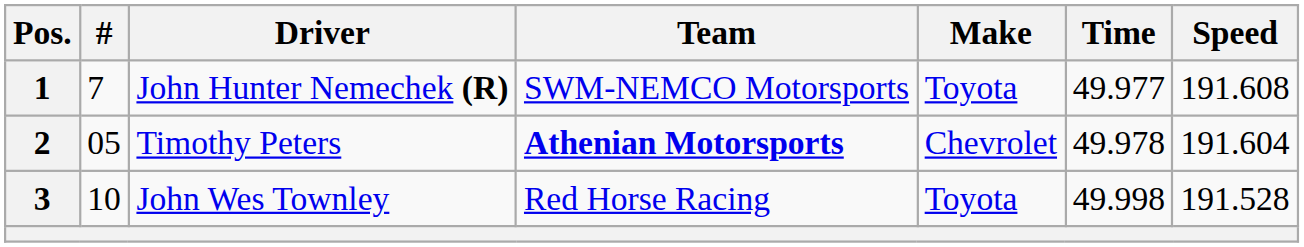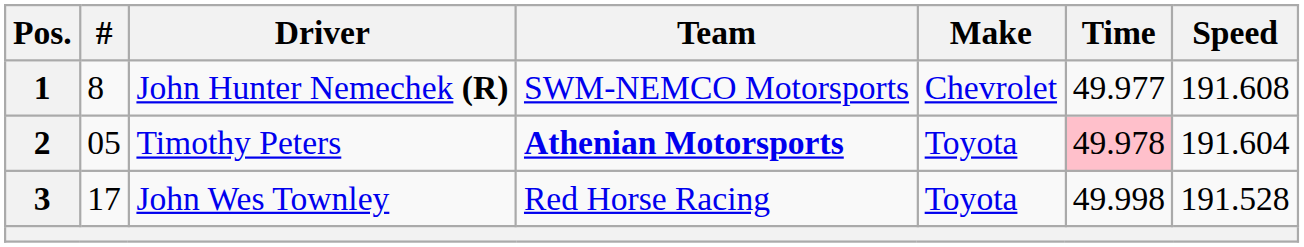(96, 87) 7 -> (96, 87) 8
(971, 87) Toyota -> (991, 87) Chevrolet
(991, 143) Chevrolet -> (971, 143) Toyota
(1119, 143) no background -> (1119, 143) pink background
(104, 198) 10 -> (104, 198) 17
